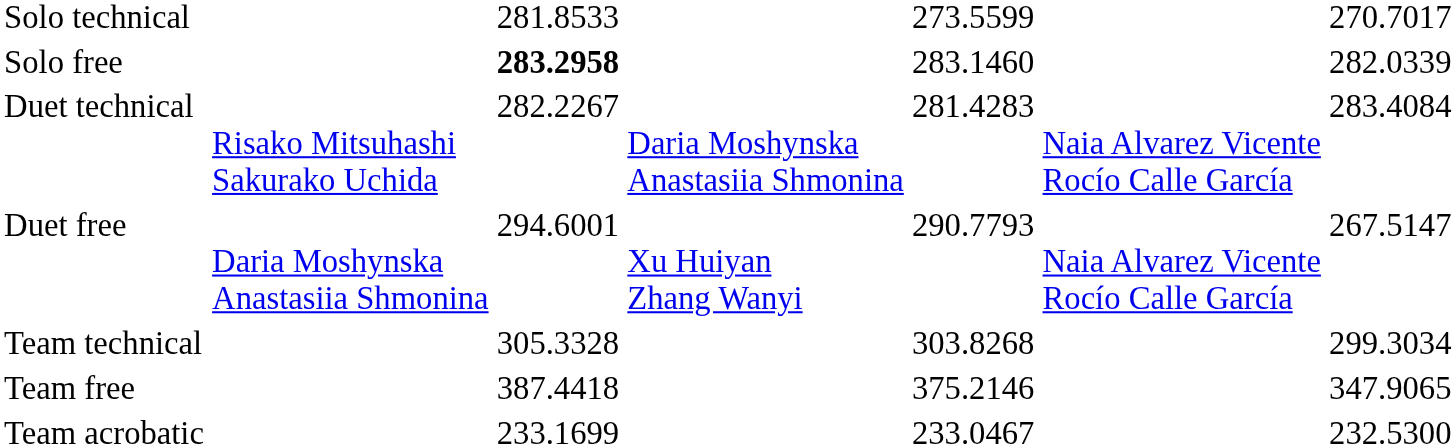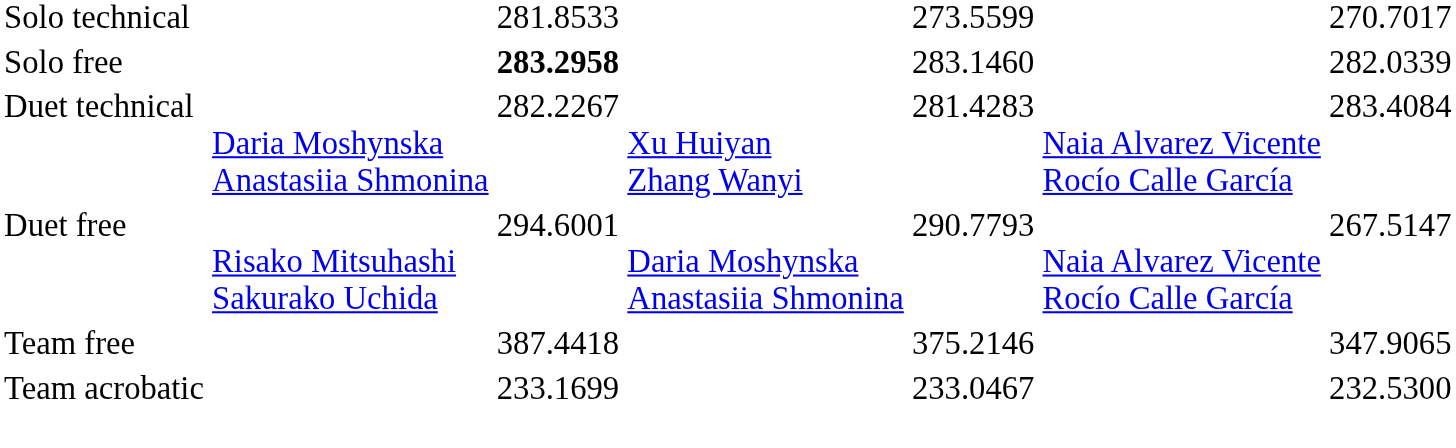(334, 161) Risako Mitsuhashi Sakurako Uchida -> (350, 161) Daria Moshynska Anastasiia Shmonina
(766, 161) Daria Moshynska Anastasiia Shmonina -> (715, 161) Xu Huiyan Zhang Wanyi
(350, 280) Daria Moshynska Anastasiia Shmonina -> (334, 280) Risako Mitsuhashi Sakurako Uchida
(715, 280) Xu Huiyan Zhang Wanyi -> (766, 280) Daria Moshynska Anastasiia Shmonina
- row: (103, 343)
